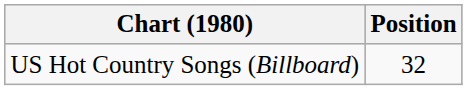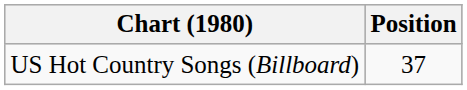(414, 63) 32 -> (414, 63) 37
